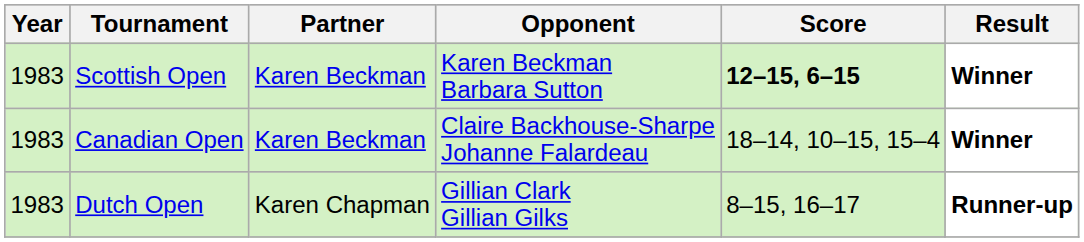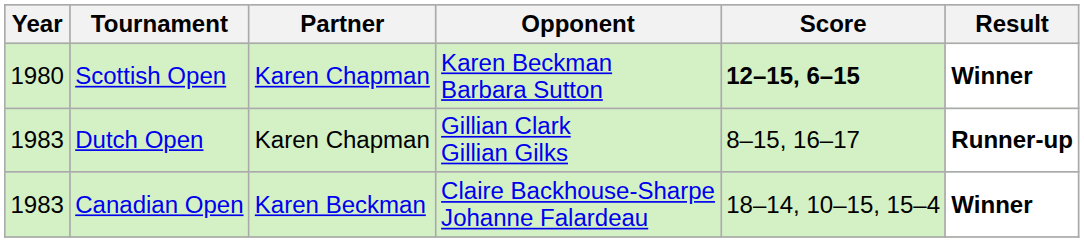(37, 76) 1983 -> (37, 76) 1980
(340, 76) Karen Beckman -> (342, 76) Karen Chapman
rows swapped: (139, 205) <-> (159, 140)
